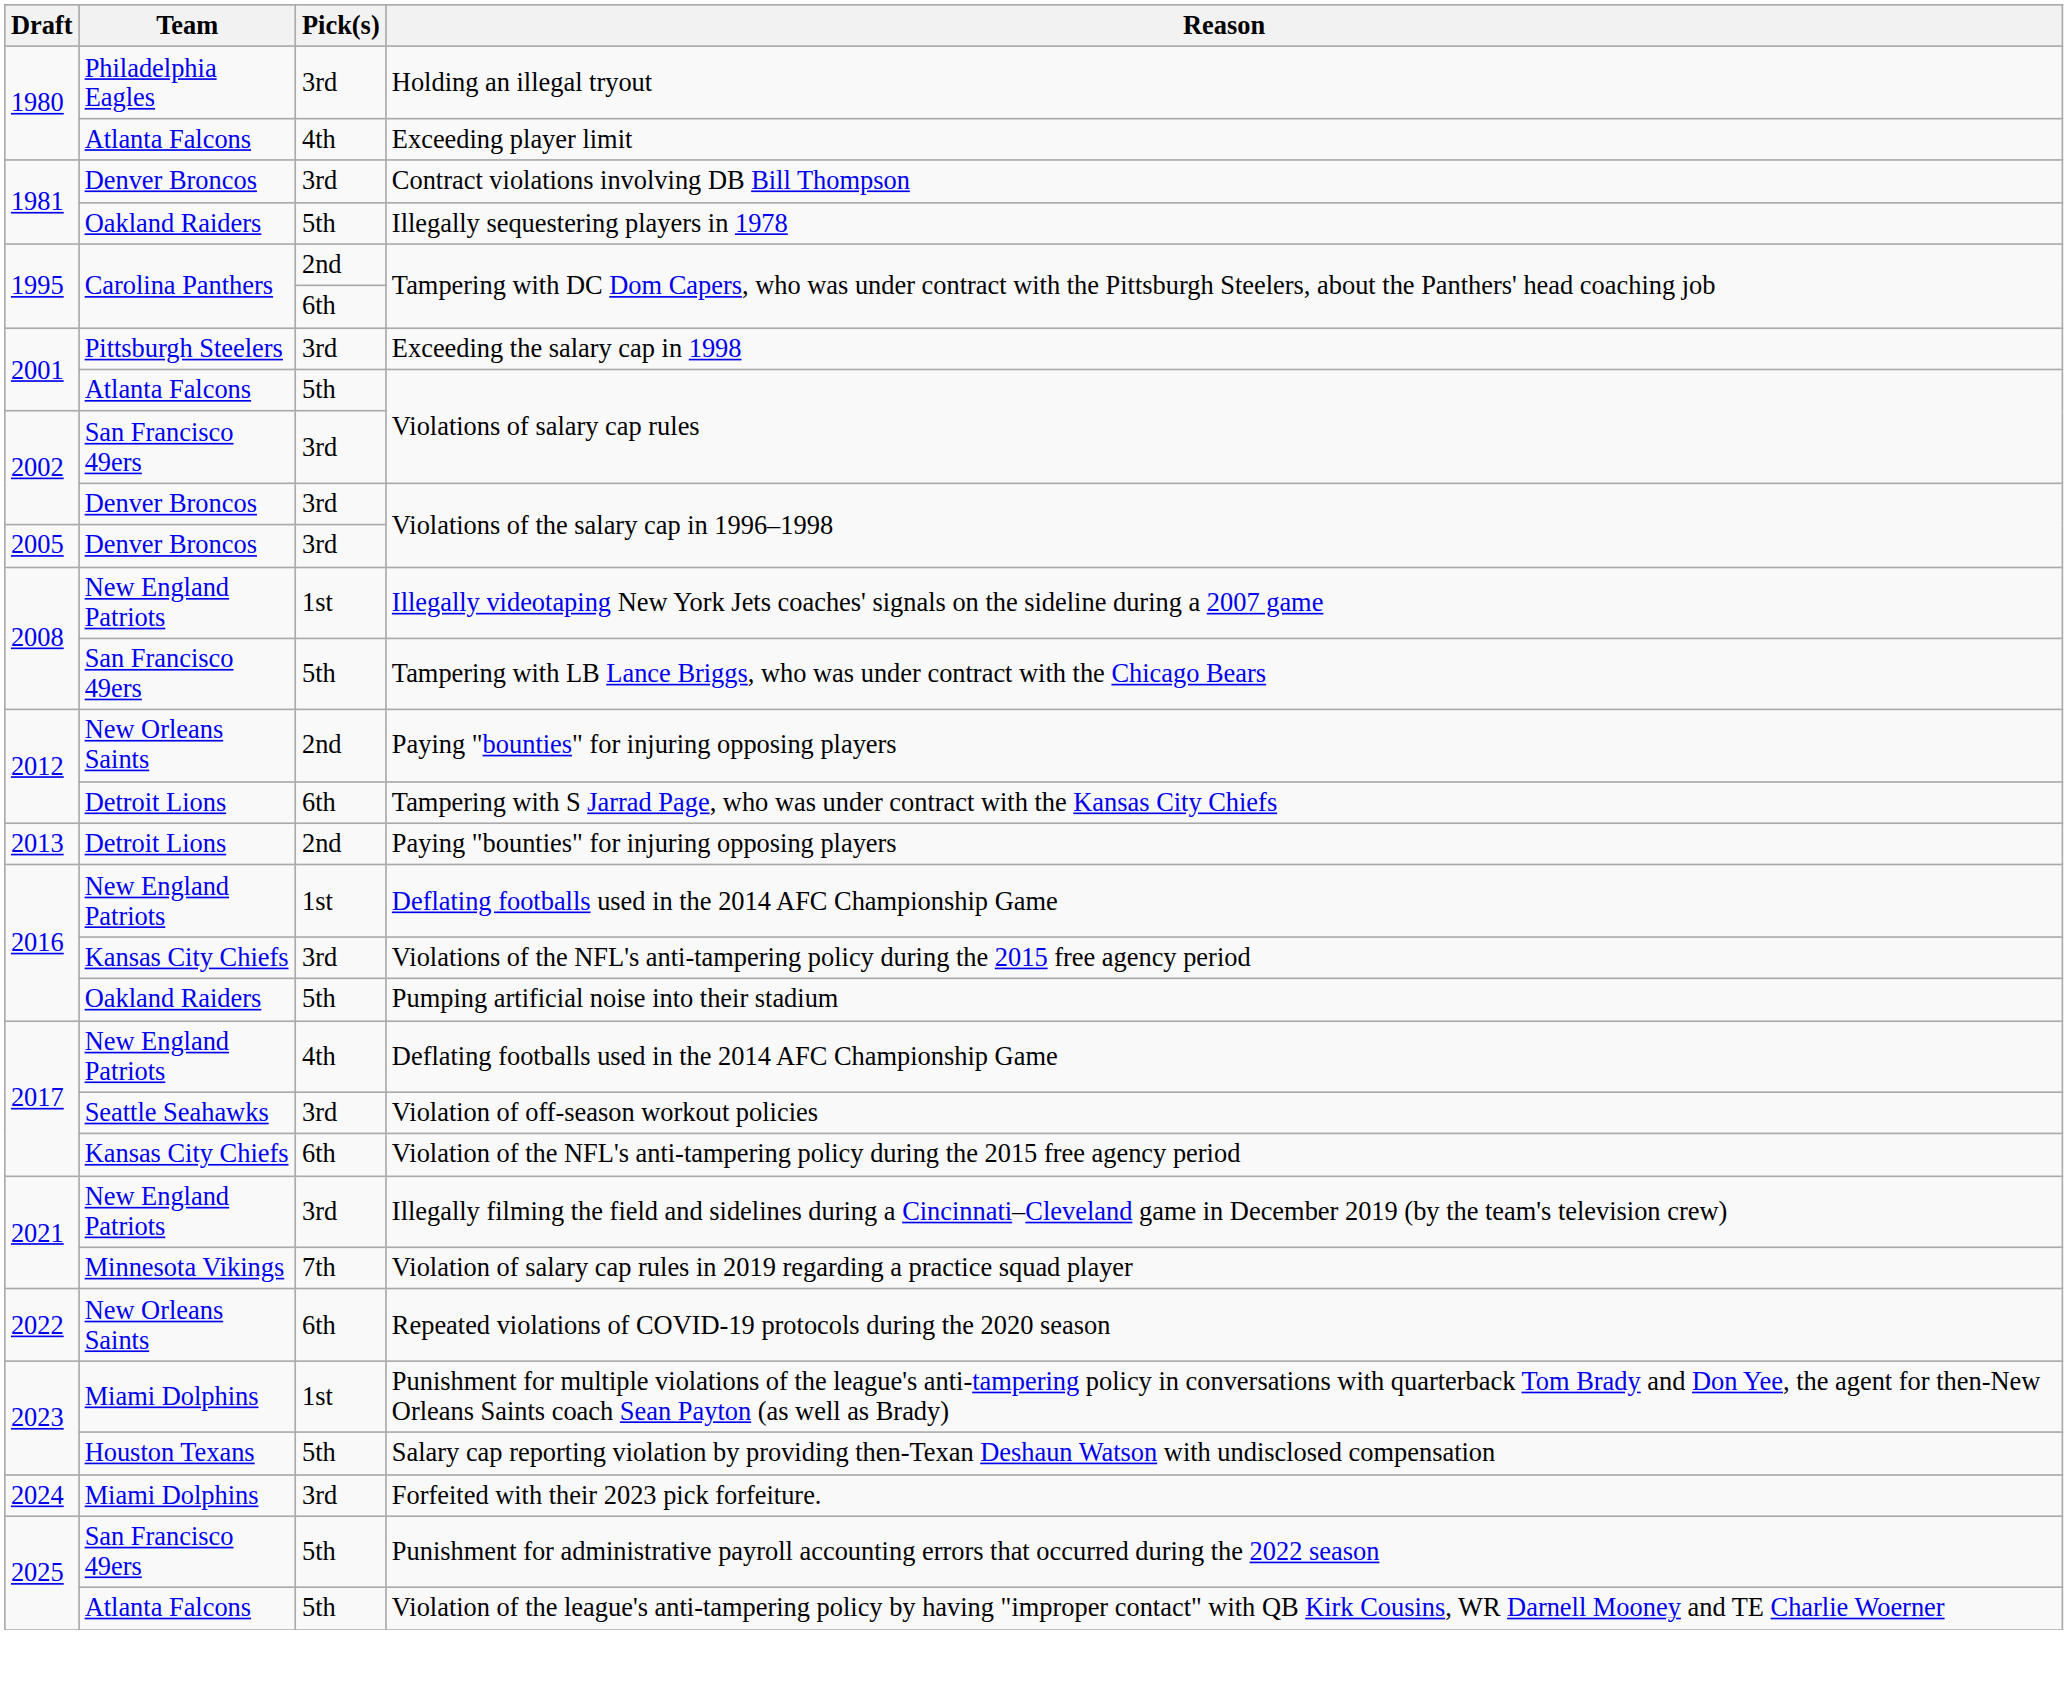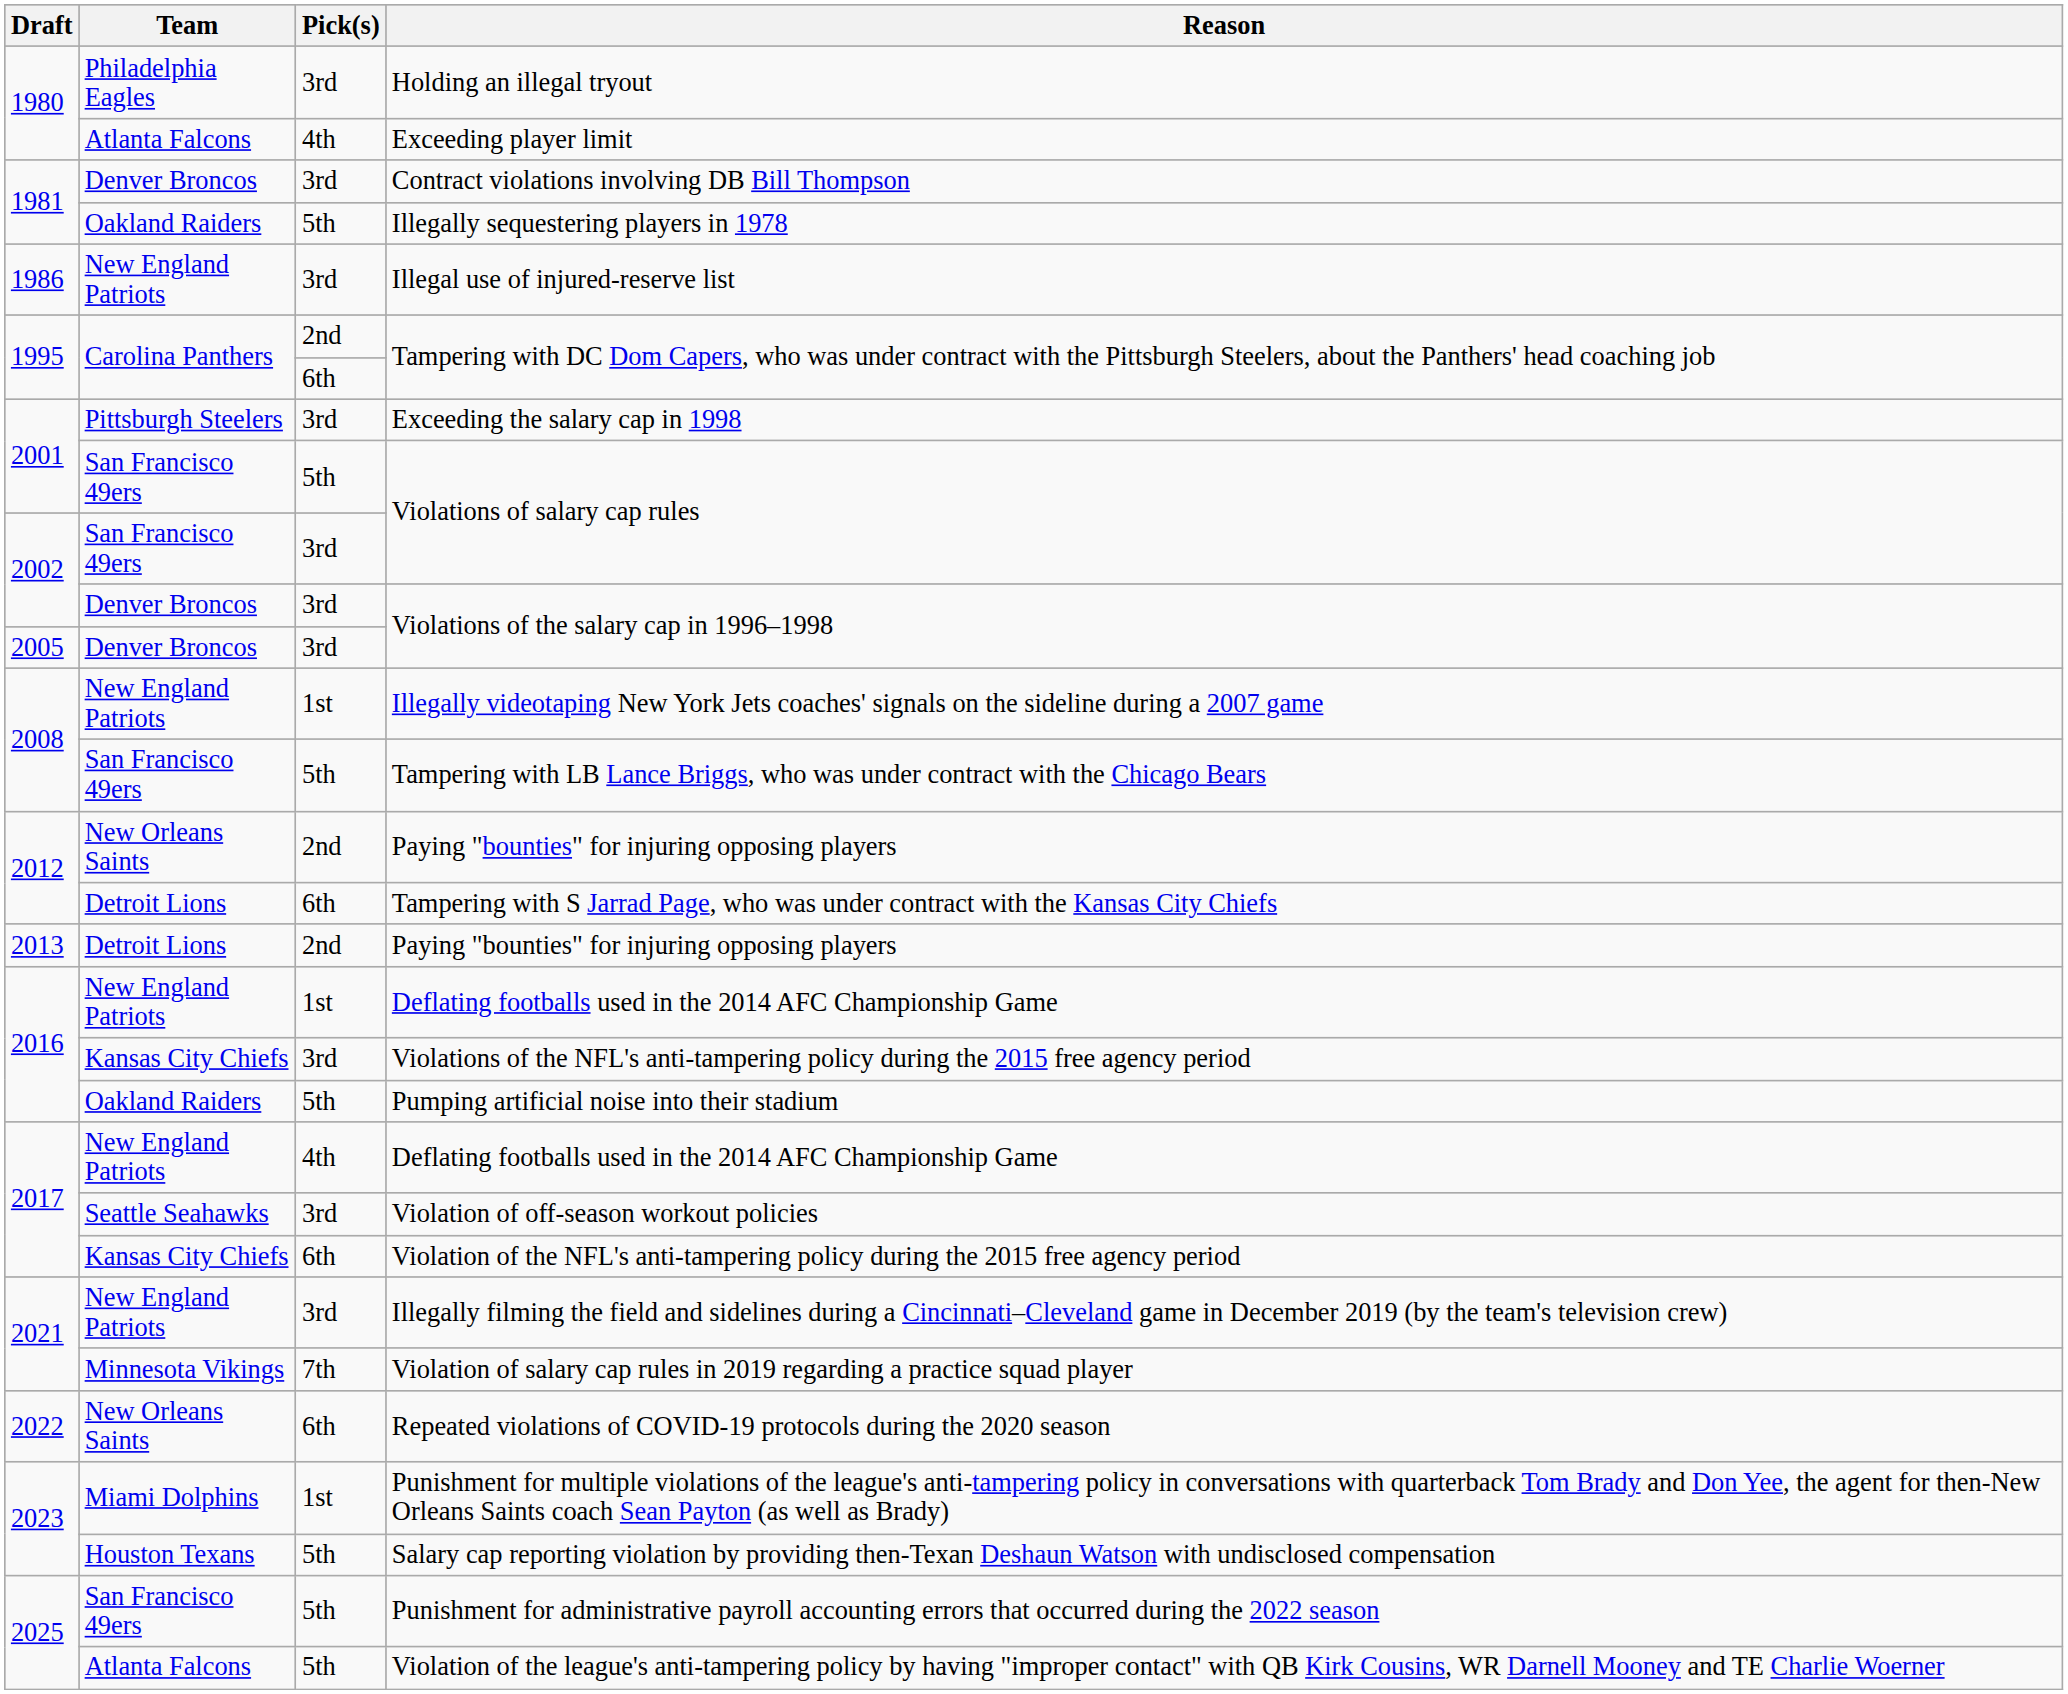+ row: (37, 279)
(168, 390) Atlanta Falcons -> (159, 476) San Francisco 49ers
- row: (37, 1494)
